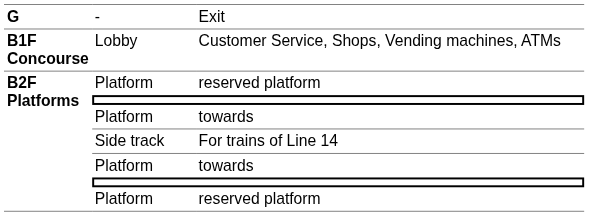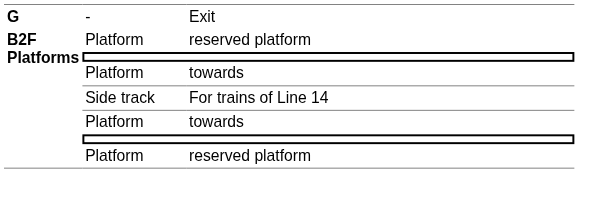- row: (116, 41)
